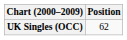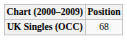(104, 27) 62 -> (104, 27) 68
